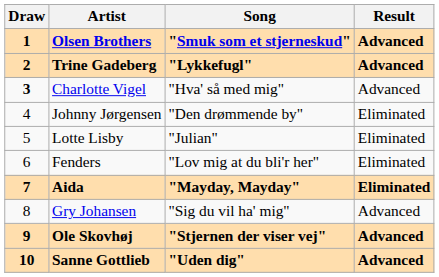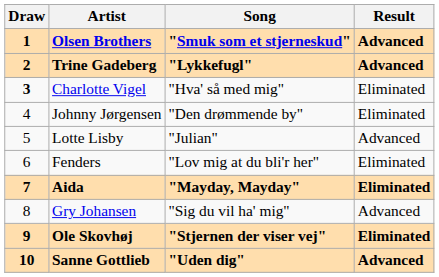(389, 89) Advanced -> (391, 89) Eliminated
(391, 138) Eliminated -> (389, 138) Advanced
(391, 235) Advanced -> (394, 235) Eliminated
